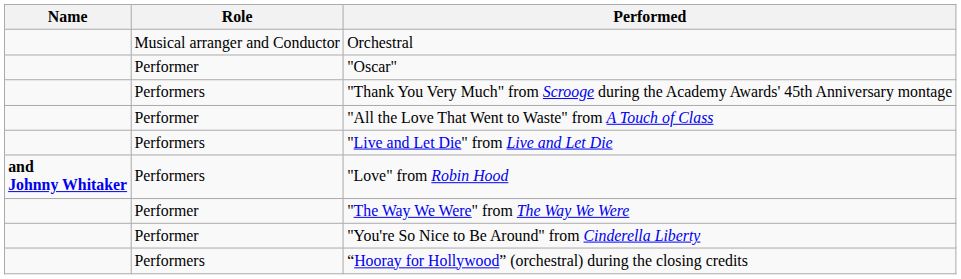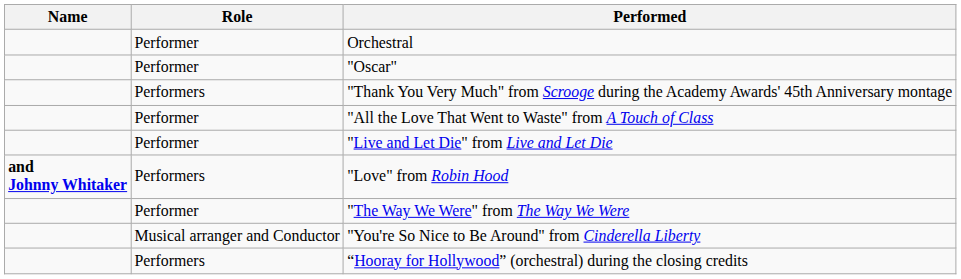(237, 42) Musical arranger and Conductor -> (167, 42) Performer
(170, 142) Performers -> (167, 142) Performer
(167, 235) Performer -> (237, 235) Musical arranger and Conductor
